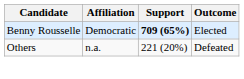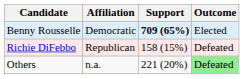+ row: (41, 47)
(214, 47) no background -> (214, 64) lightgreen background
